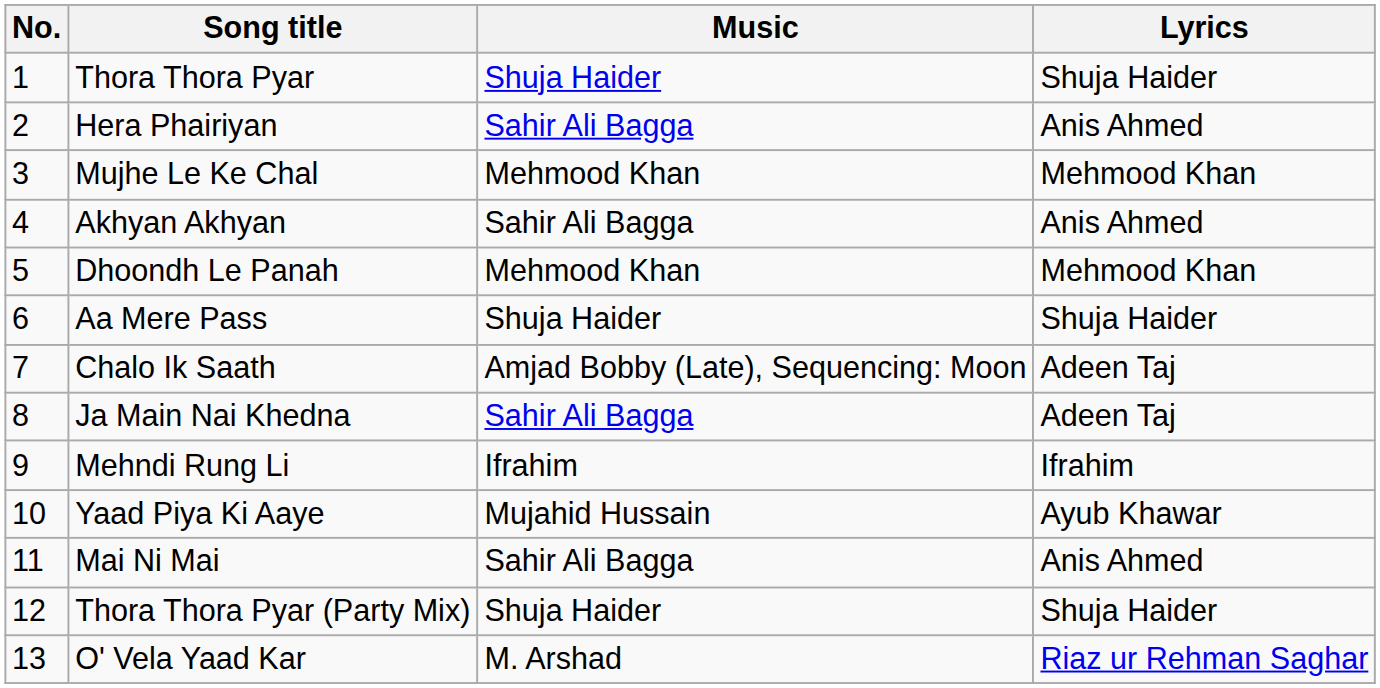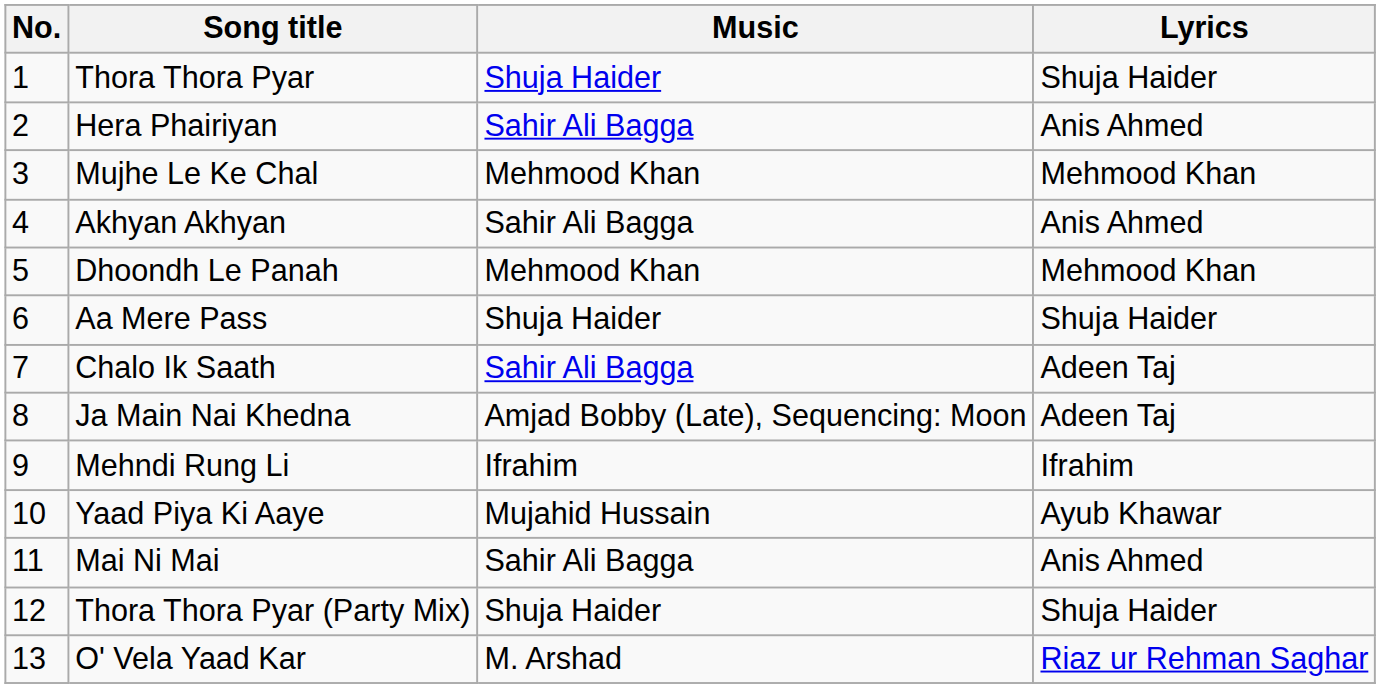(755, 367) Amjad Bobby (Late), Sequencing: Moon -> (589, 367) Sahir Ali Bagga
(589, 416) Sahir Ali Bagga -> (755, 416) Amjad Bobby (Late), Sequencing: Moon
